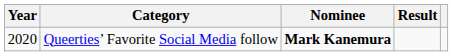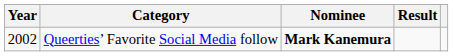(22, 39) 2020 -> (22, 39) 2002
